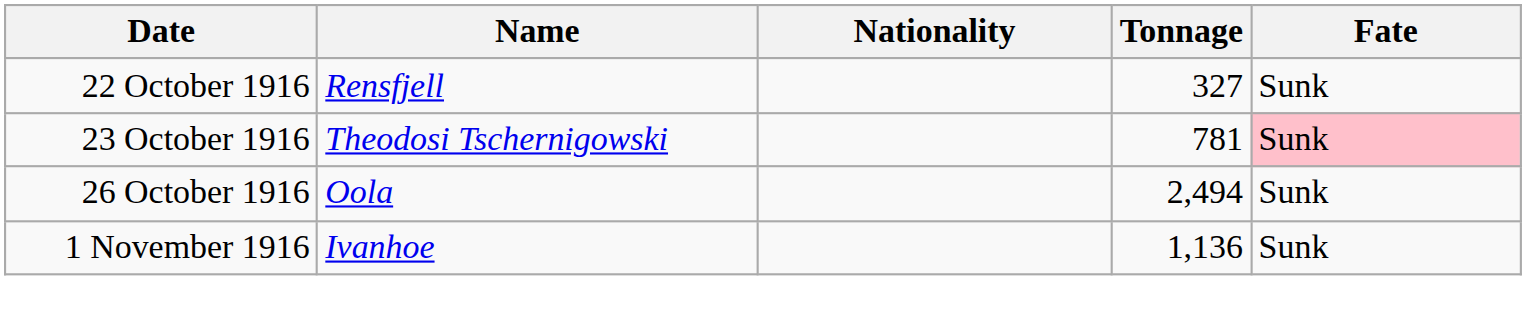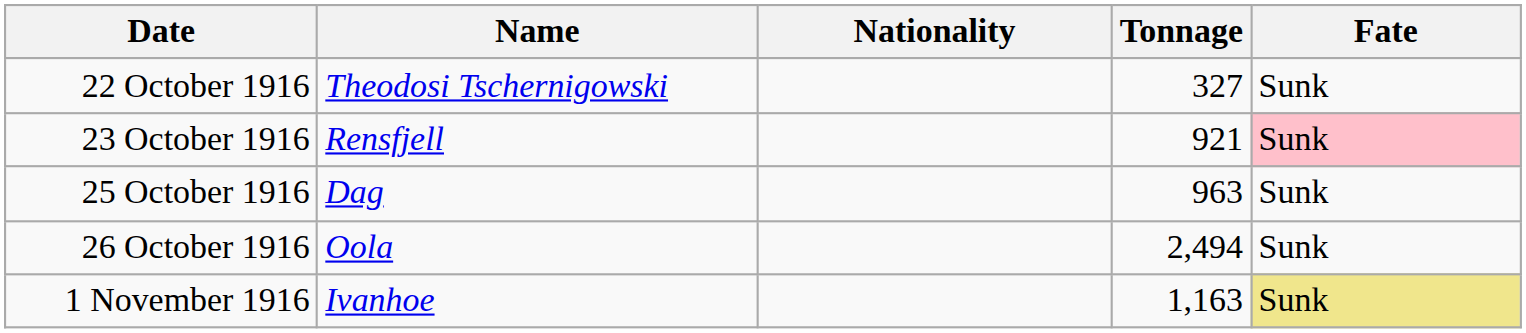(385, 85) Rensfjell -> (497, 85) Theodosi Tschernigowski
(497, 138) Theodosi Tschernigowski -> (385, 138) Rensfjell
(1218, 138) 781 -> (1218, 138) 921
+ row: (196, 192)
(1205, 246) 1,136 -> (1205, 300) 1,163
(1293, 246) no background -> (1293, 300) khaki background
